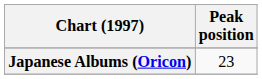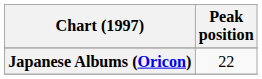(226, 61) 23 -> (226, 61) 22
